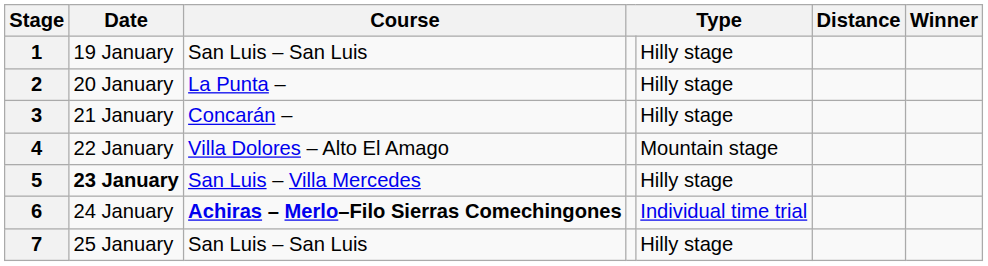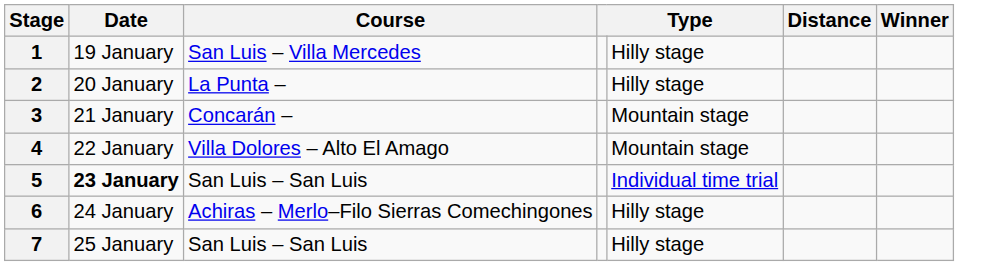(278, 52) San Luis – San Luis -> (304, 52) San Luis – Villa Mercedes
(687, 116) Hilly stage -> (680, 116) Mountain stage
(304, 180) San Luis – Villa Mercedes -> (278, 180) San Luis – San Luis
(687, 180) Hilly stage -> (695, 180) Individual time trial
(405, 212) bold -> (390, 212) normal
(724, 212) Individual time trial -> (658, 212) Hilly stage
